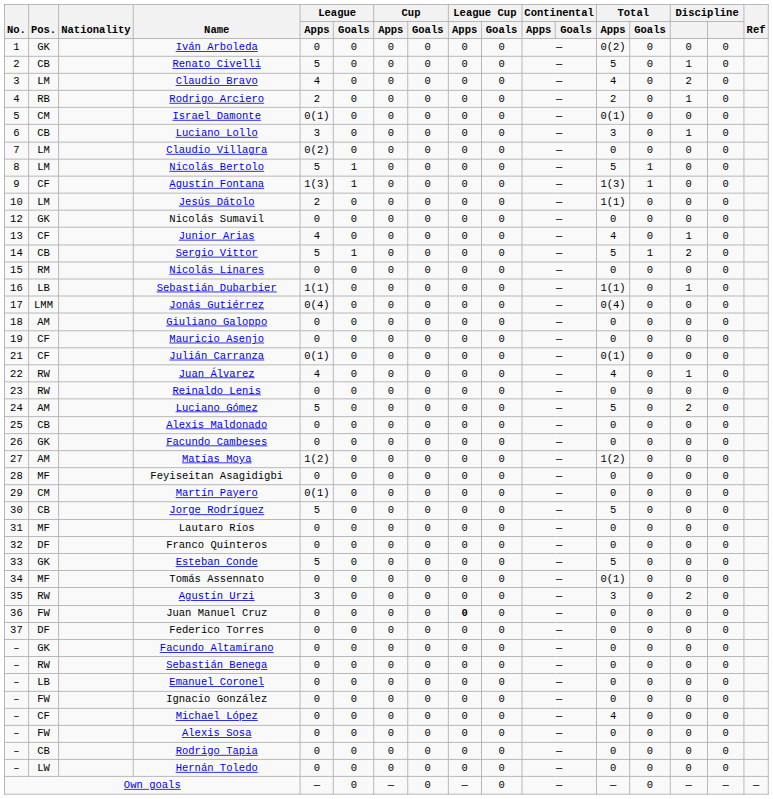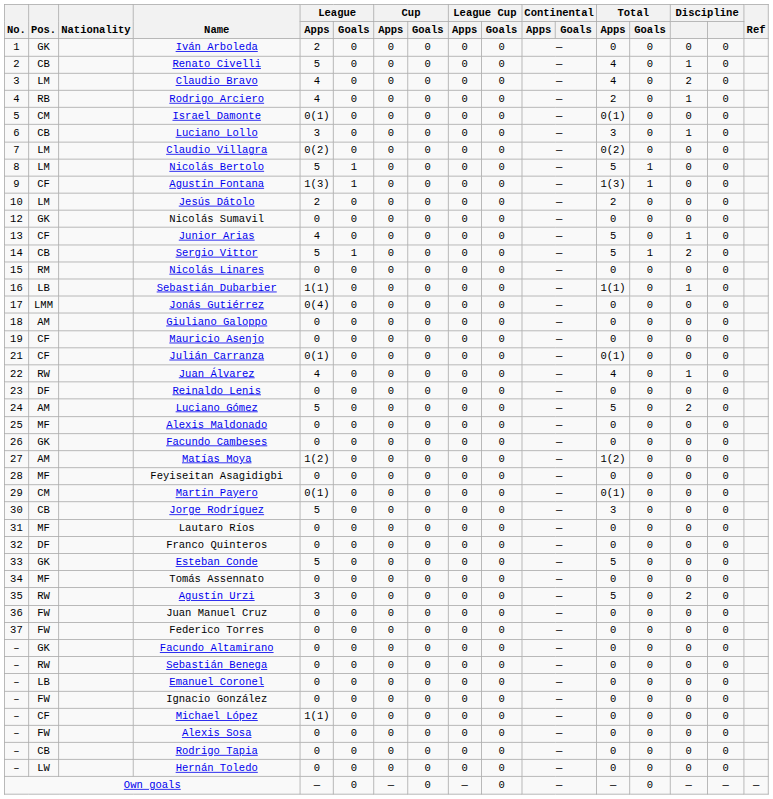(317, 47) 0 -> (317, 47) 2
(613, 47) 0(2) -> (613, 47) 0
(613, 64) 5 -> (613, 64) 4
(317, 99) 2 -> (317, 99) 4
(613, 150) 0 -> (613, 150) 0(2)
(613, 202) 1(1) -> (613, 202) 2
(613, 236) 4 -> (613, 236) 5
(613, 305) 0(4) -> (613, 305) 0
(44, 391) RW -> (44, 391) DF
(44, 425) CB -> (44, 425) MF
(613, 494) 0 -> (613, 494) 0(1)
(613, 511) 5 -> (613, 511) 3
(613, 579) 0(1) -> (613, 579) 0
(613, 596) 3 -> (613, 596) 5
(465, 614) bold -> (465, 614) normal
(44, 631) DF -> (44, 631) FW
(317, 717) 0 -> (317, 717) 1(1)
(613, 717) 4 -> (613, 717) 0
